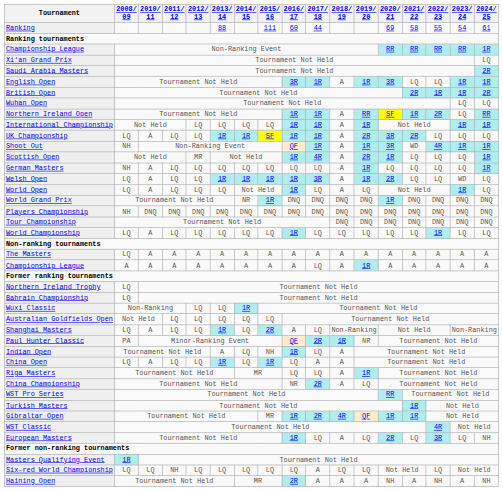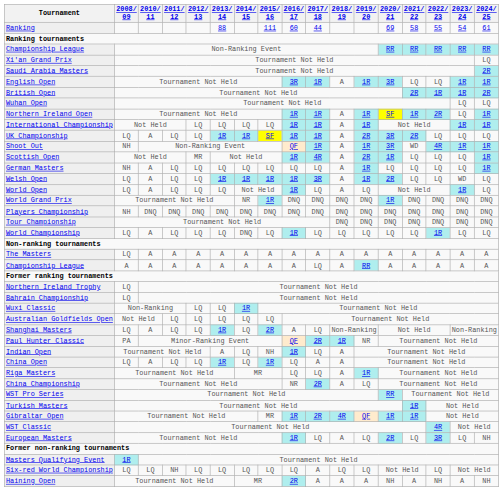(486, 50) 1R -> (486, 50) RR
(366, 114) RR -> (366, 114) 1R
(486, 114) RR -> (486, 114) 1R
(246, 233) LQ -> (246, 233) DNQ
(366, 265) 1R -> (366, 265) RR
